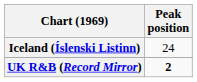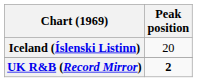(168, 47) 24 -> (168, 47) 20
